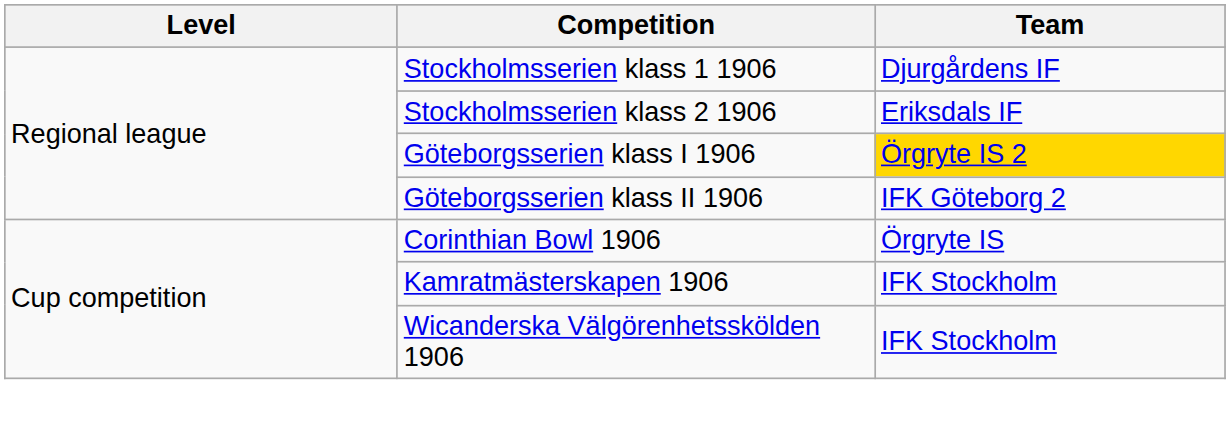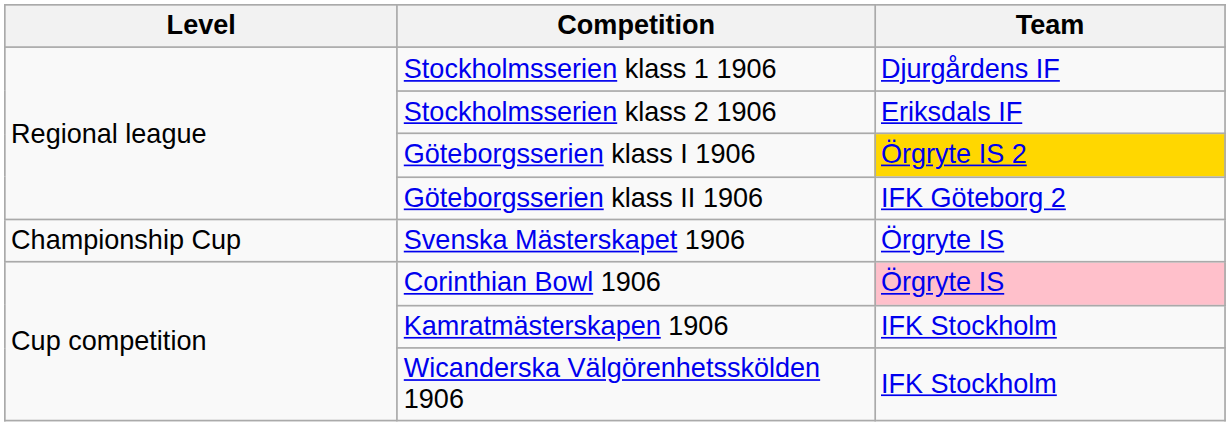+ row: (574, 240)
(943, 240) no background -> (943, 283) pink background
